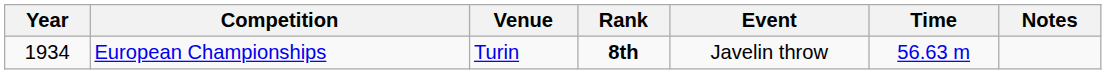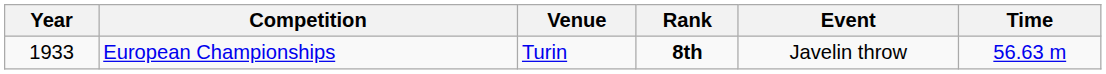- column: (1050, 20)
(47, 52) 1934 -> (52, 52) 1933
